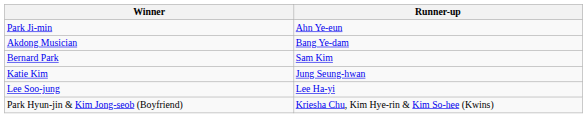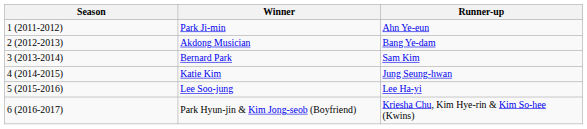+ column: (91, 12)
